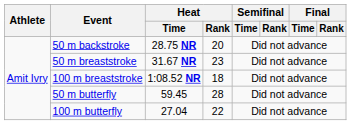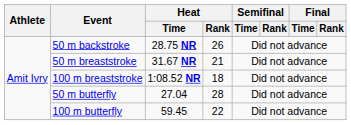(218, 45) 20 -> (218, 45) 26
(218, 62) 23 -> (218, 62) 21
(174, 95) 59.45 -> (174, 95) 27.04
(174, 112) 27.04 -> (174, 112) 59.45
